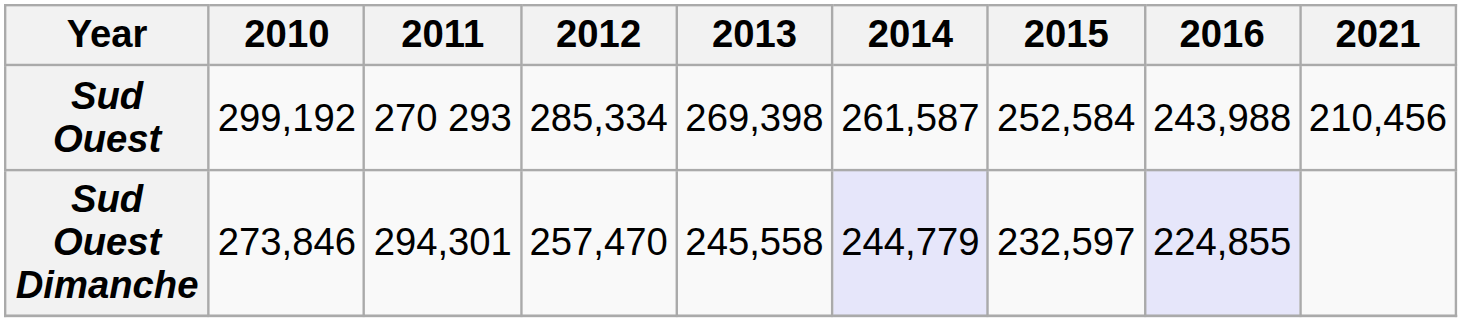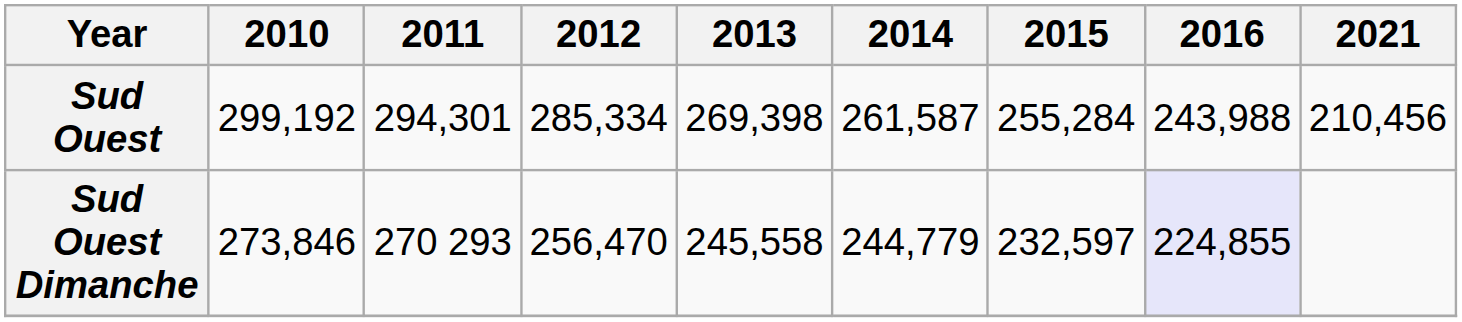(443, 116) 270 293 -> (443, 116) 294,301
(1066, 116) 252,584 -> (1066, 116) 255,284
(443, 242) 294,301 -> (443, 242) 270 293
(599, 242) 257,470 -> (599, 242) 256,470
(910, 242) lavender background -> (910, 242) no background
